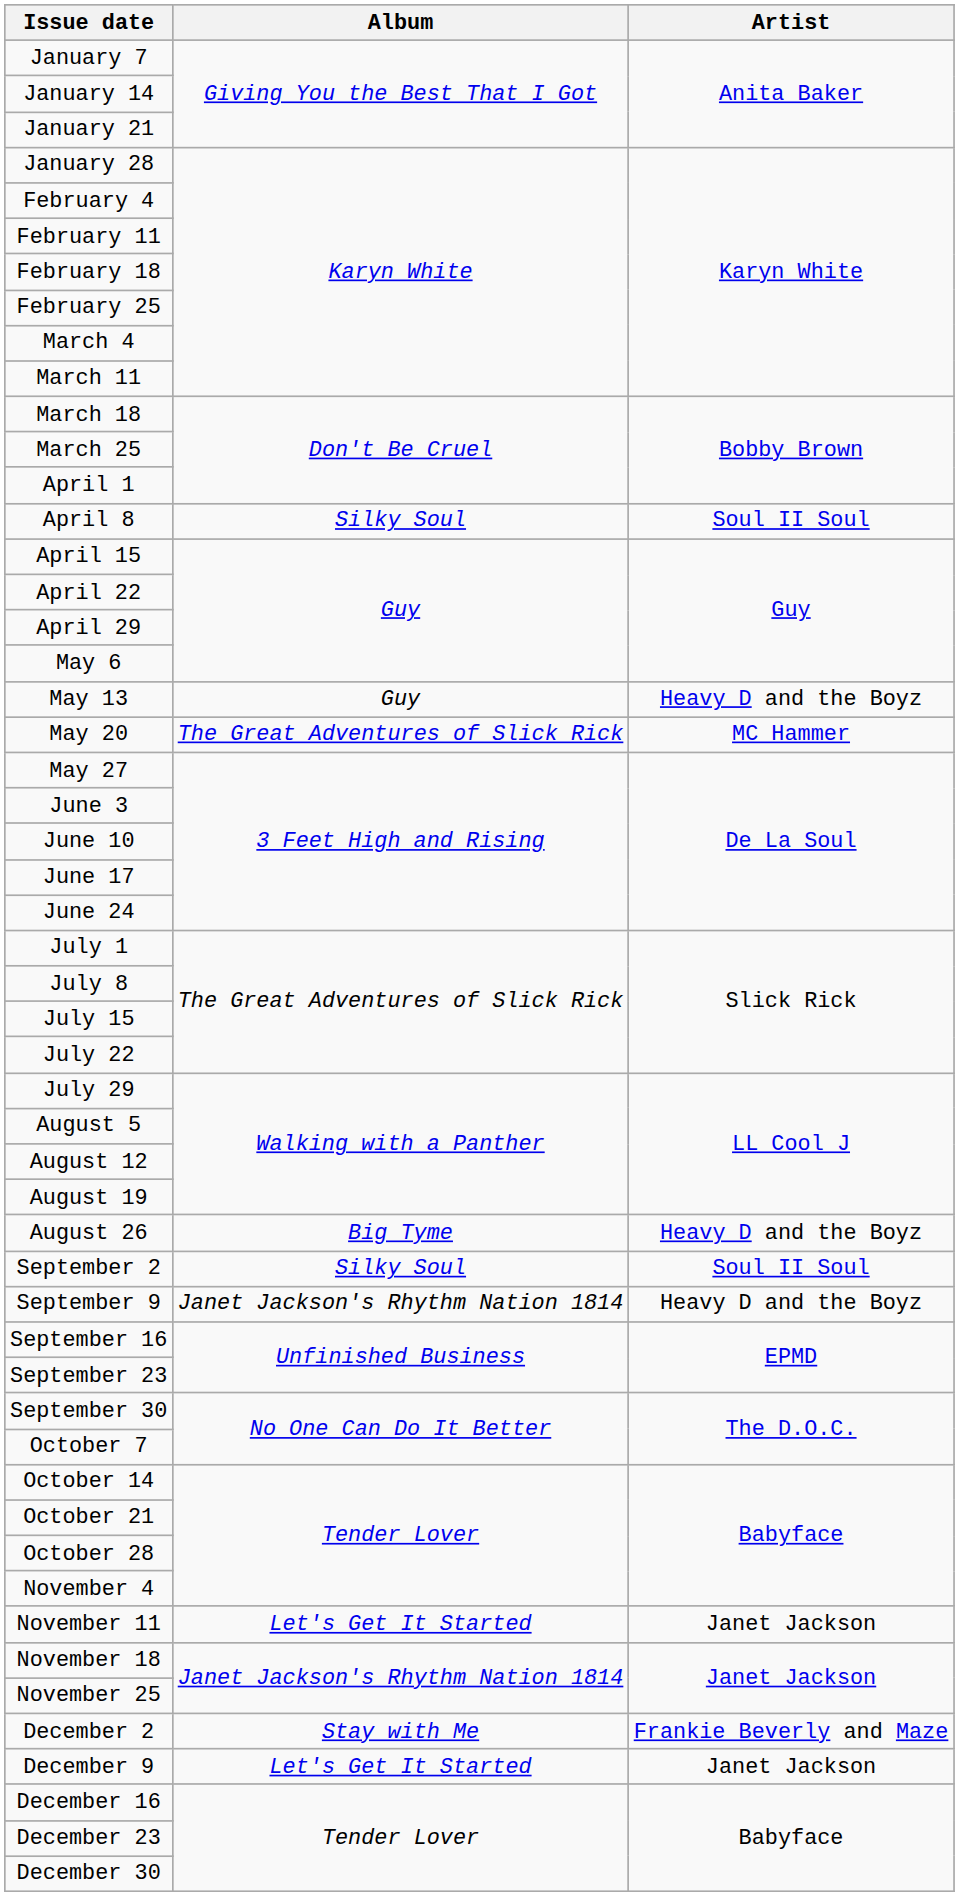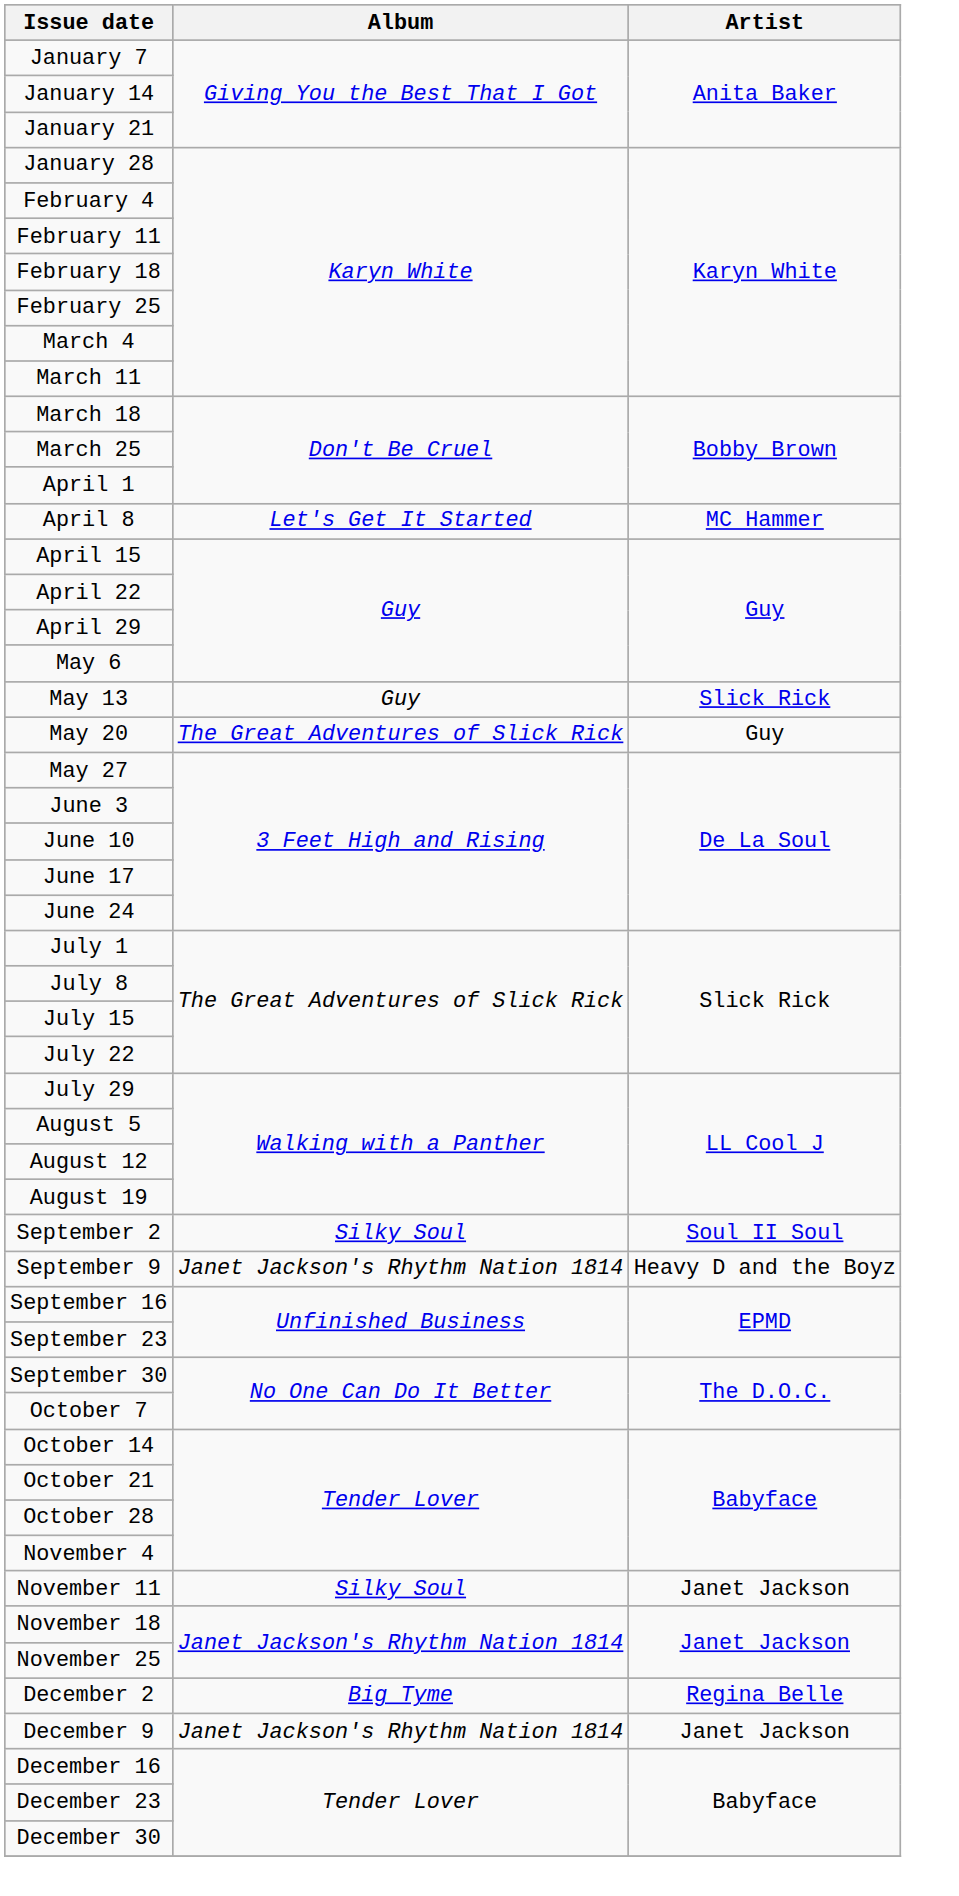(401, 521) Silky Soul -> (401, 521) Let's Get It Started
(791, 521) Soul II Soul -> (765, 521) MC Hammer
(791, 699) Heavy D and the Boyz -> (765, 699) Slick Rick
(791, 735) MC Hammer -> (765, 735) Guy
- row: (89, 1233)
(401, 1624) Let's Get It Started -> (401, 1589) Silky Soul
(401, 1731) Stay with Me -> (401, 1696) Big Tyme
(791, 1731) Frankie Beverly and Maze -> (765, 1696) Regina Belle
(401, 1767) Let's Get It Started -> (401, 1731) Janet Jackson's Rhythm Nation 1814
